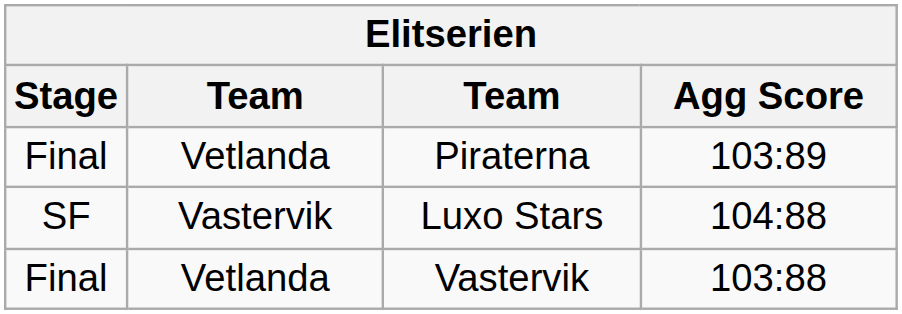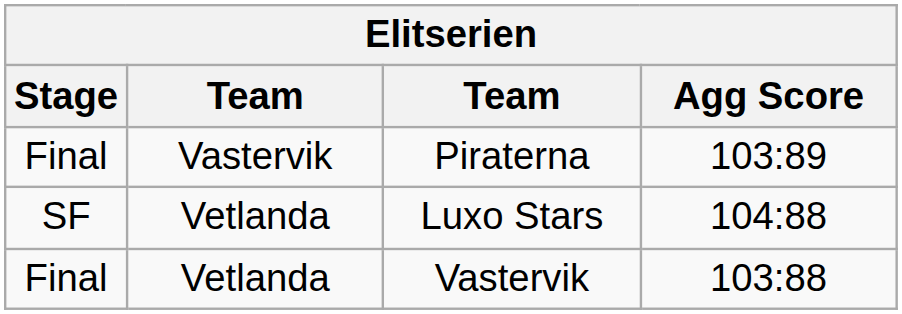(255, 156) Vetlanda -> (255, 156) Vastervik
(255, 216) Vastervik -> (255, 216) Vetlanda
